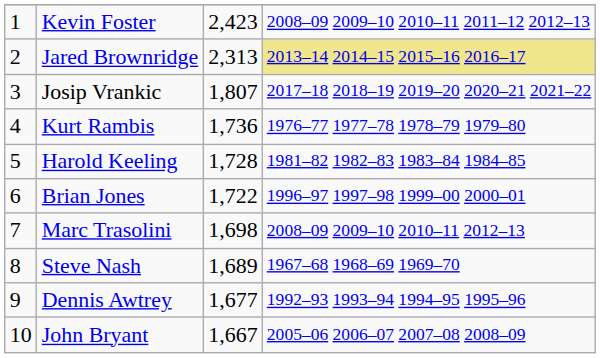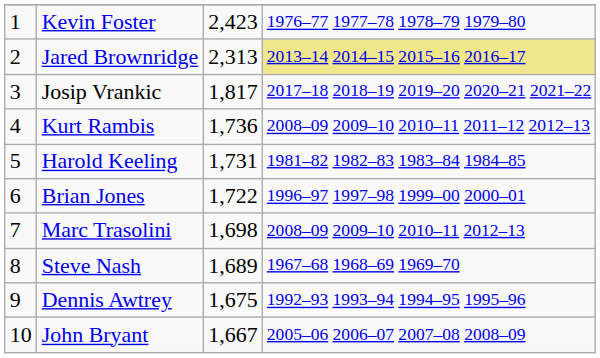(428, 21) 2008–09 2009–10 2010–11 2011–12 2012–13 -> (396, 21) 1976–77 1977–78 1978–79 1979–80
(233, 91) 1,807 -> (233, 91) 1,817
(396, 126) 1976–77 1977–78 1978–79 1979–80 -> (428, 126) 2008–09 2009–10 2010–11 2011–12 2012–13
(233, 160) 1,728 -> (233, 160) 1,731
(233, 299) 1,677 -> (233, 299) 1,675
